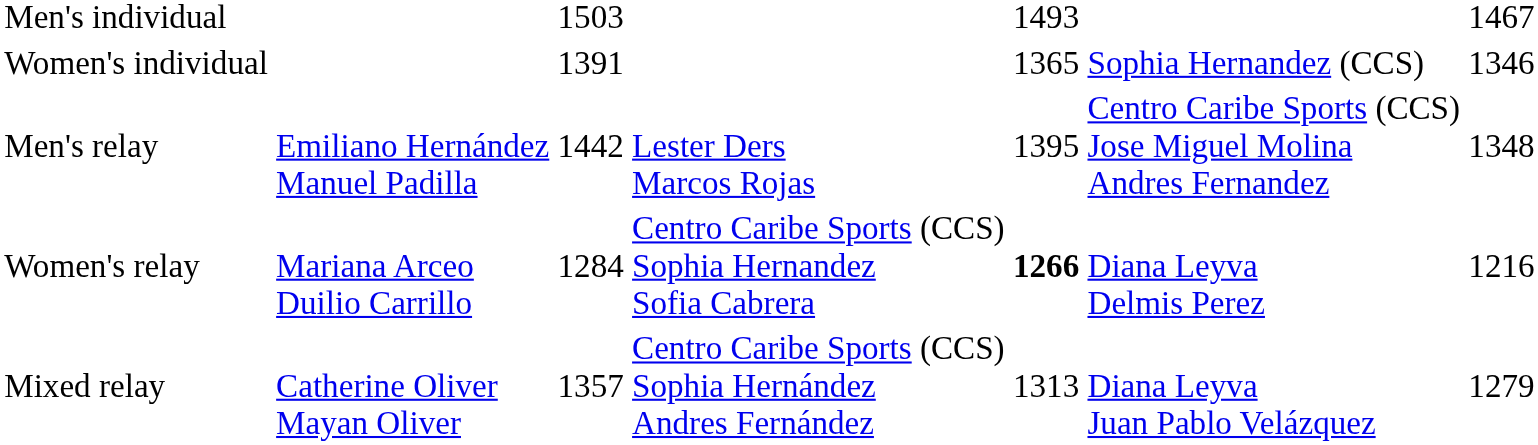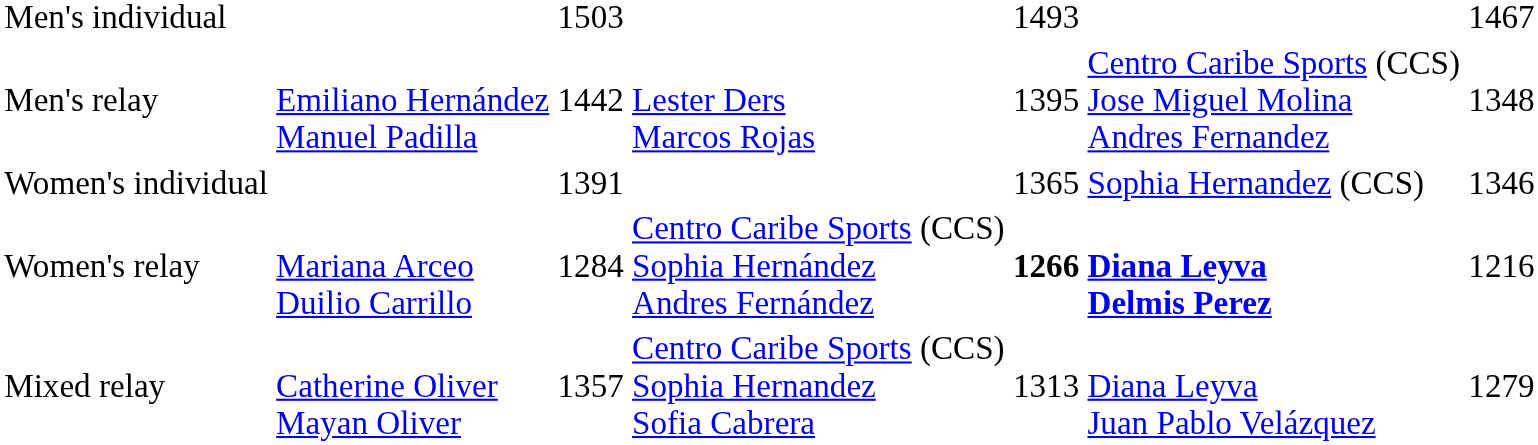rows swapped: (136, 62) <-> (81, 145)
(818, 265) Centro Caribe Sports (CCS) Sophia Hernandez Sofia Cabrera -> (818, 265) Centro Caribe Sports (CCS) Sophia Hernández Andres Fernández
(1176, 284) normal -> (1180, 284) bold
(818, 385) Centro Caribe Sports (CCS) Sophia Hernández Andres Fernández -> (818, 385) Centro Caribe Sports (CCS) Sophia Hernandez Sofia Cabrera
